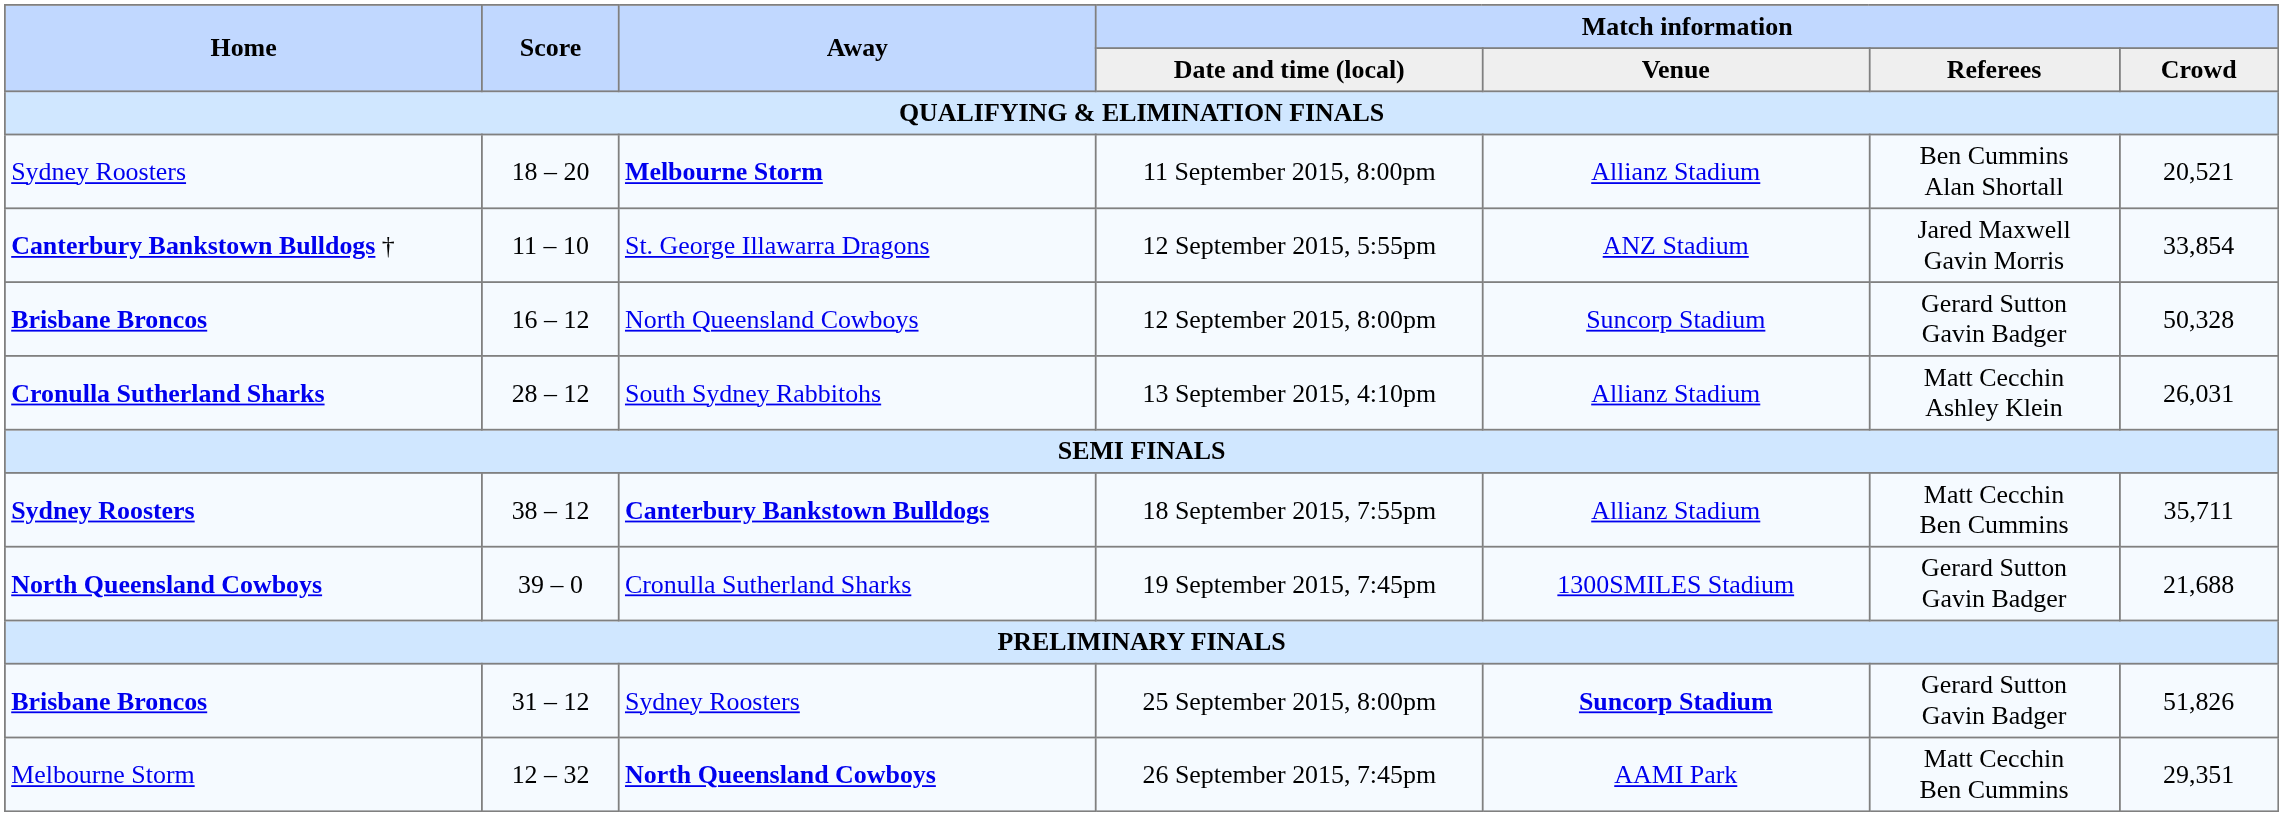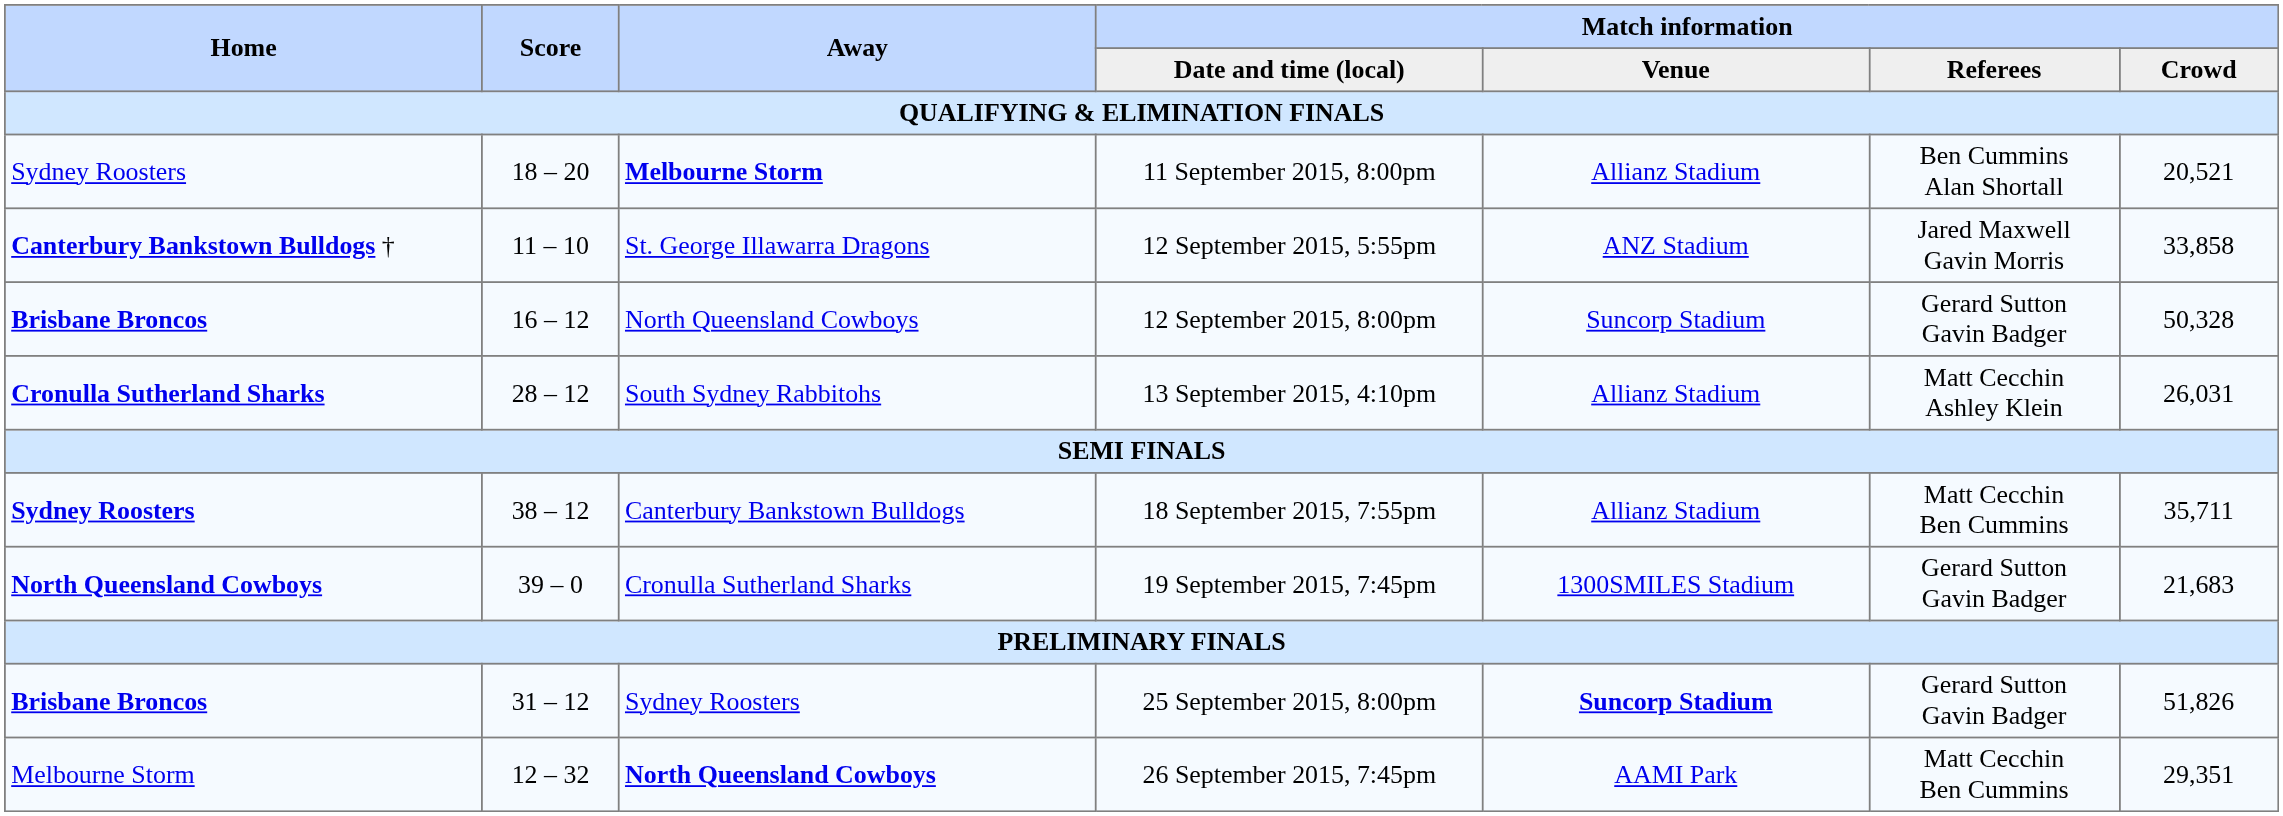(2199, 244) 33,854 -> (2199, 244) 33,858
(807, 509) bold -> (795, 509) normal
(2199, 583) 21,688 -> (2199, 583) 21,683
